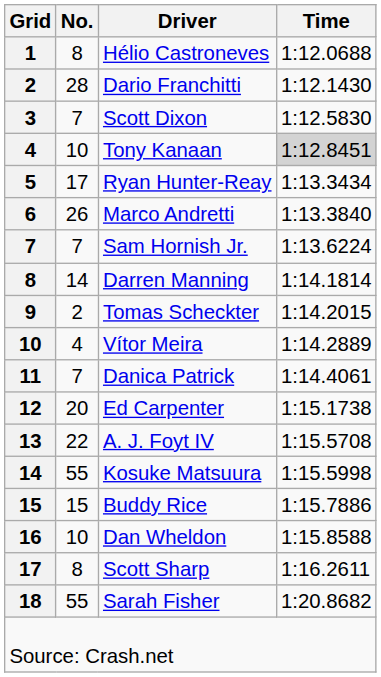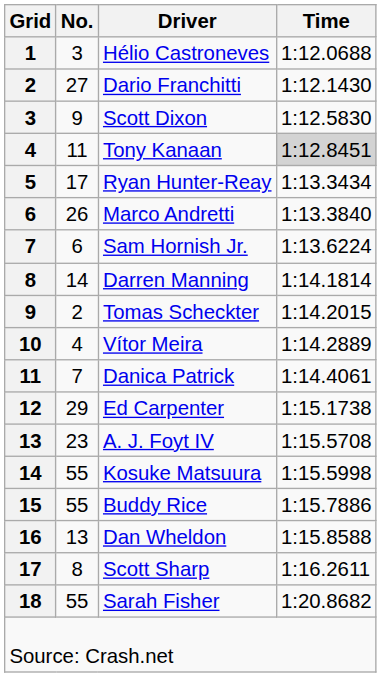(77, 53) 8 -> (77, 53) 3
(77, 85) 28 -> (77, 85) 27
(77, 118) 7 -> (77, 118) 9
(77, 150) 10 -> (77, 150) 11
(77, 247) 7 -> (77, 247) 6
(77, 408) 20 -> (77, 408) 29
(77, 440) 22 -> (77, 440) 23
(77, 505) 15 -> (77, 505) 55
(77, 537) 10 -> (77, 537) 13
